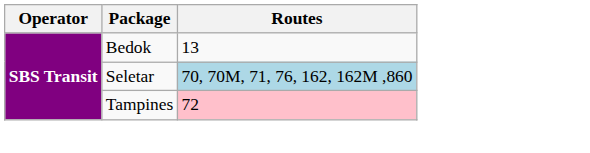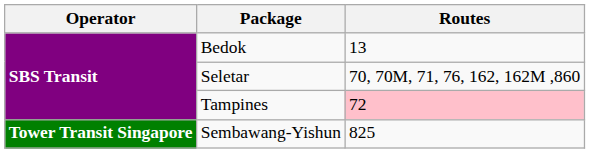(297, 75) lightblue background -> (465, 75) no background
+ row: (271, 133)
